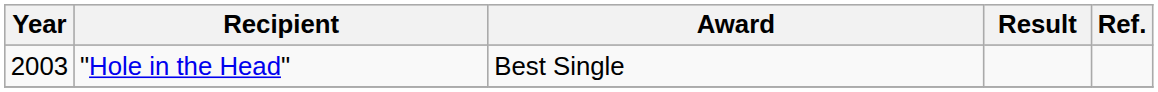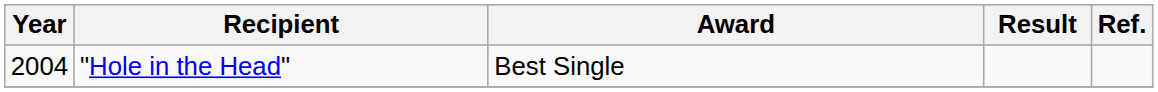(39, 65) 2003 -> (39, 65) 2004
